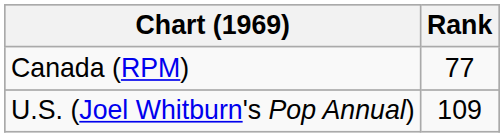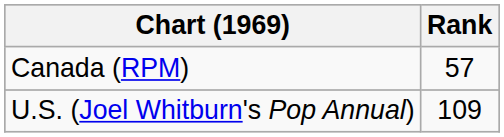(460, 68) 77 -> (460, 68) 57
